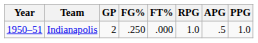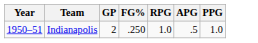- column: (162, 13)
